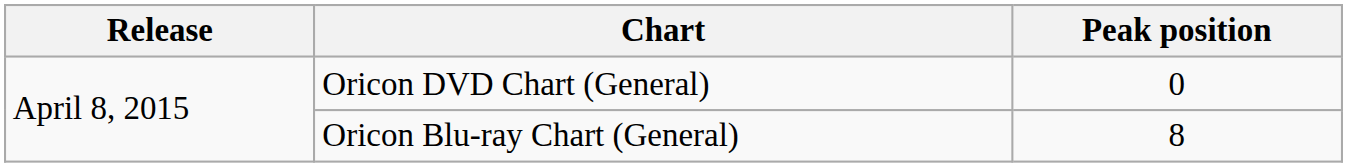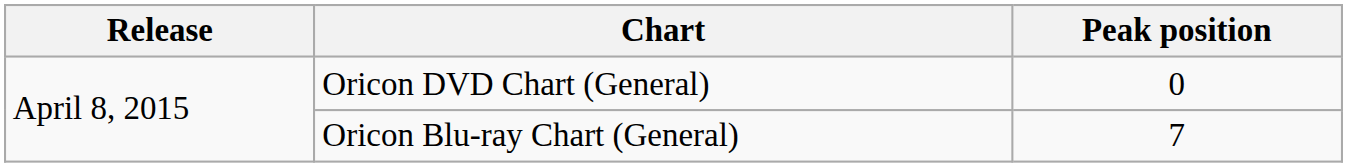(1177, 135) 8 -> (1177, 135) 7
